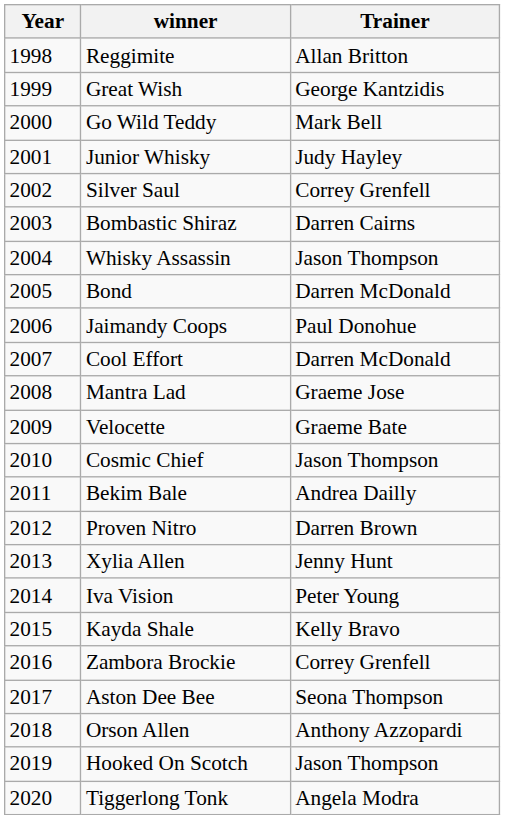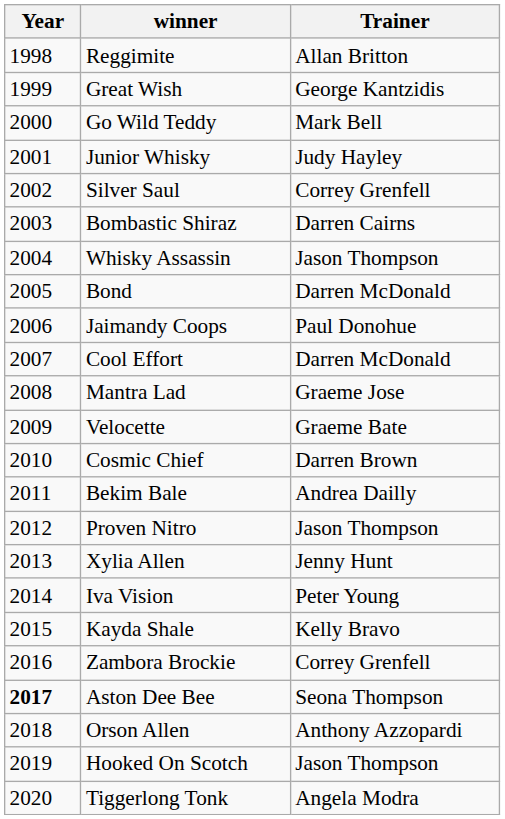(367, 460) Jason Thompson -> (356, 460) Darren Brown
(356, 527) Darren Brown -> (367, 527) Jason Thompson
(31, 696) normal -> (31, 696) bold
